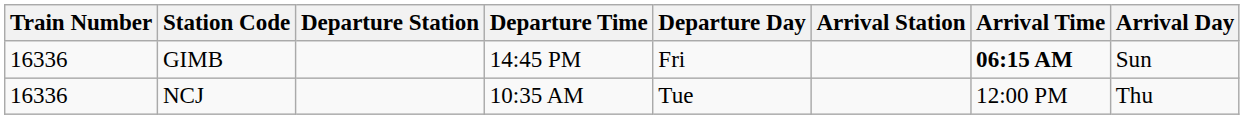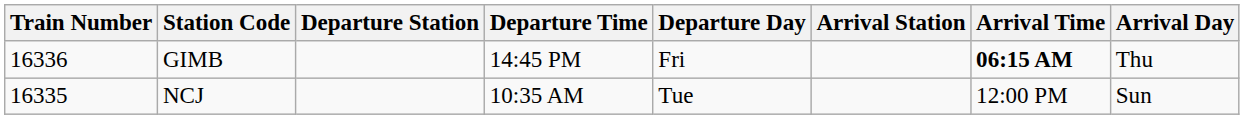(1134, 59) Sun -> (1134, 59) Thu
(39, 95) 16336 -> (39, 95) 16335
(1134, 95) Thu -> (1134, 95) Sun
